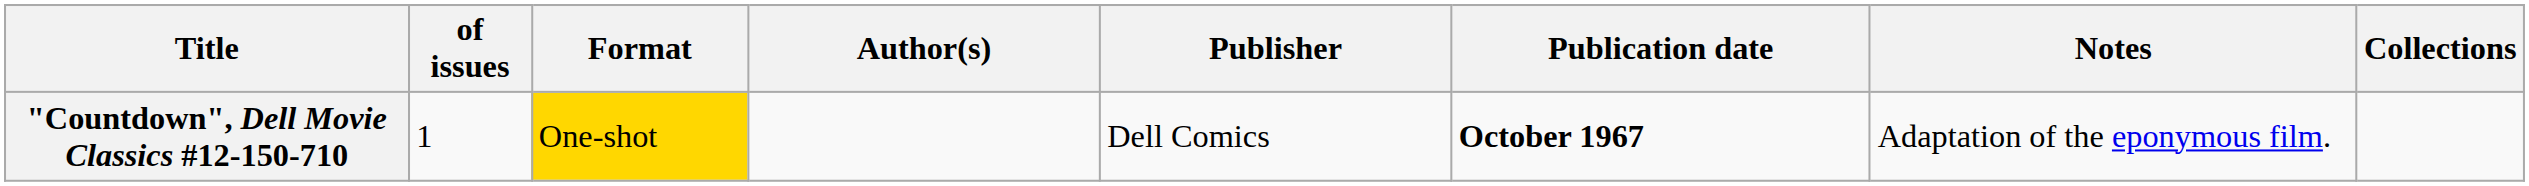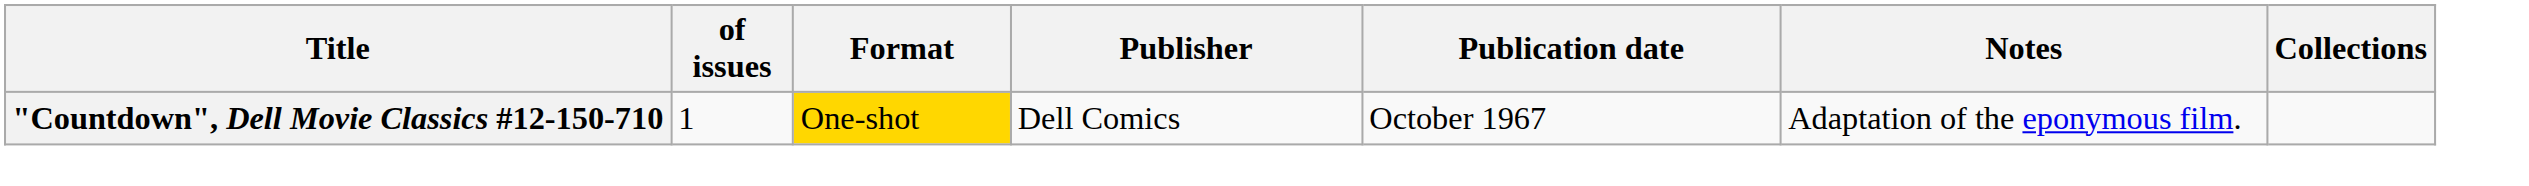- column: (924, 48)
(1551, 135) bold -> (1458, 117) normal
